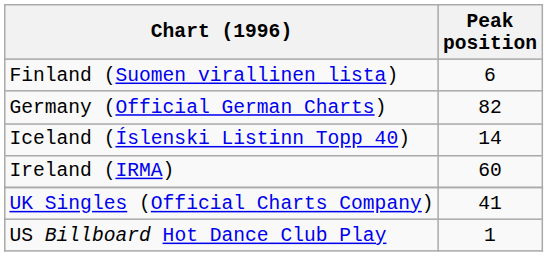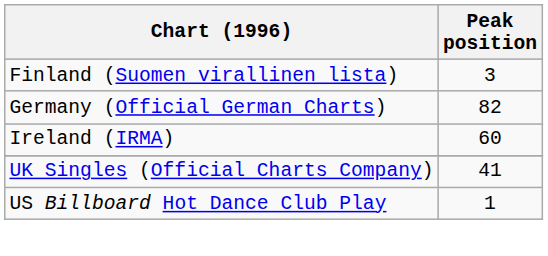(490, 75) 6 -> (490, 75) 3
- row: (210, 139)
